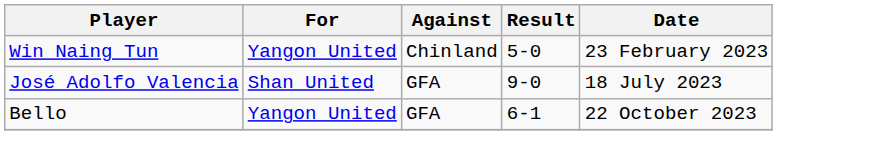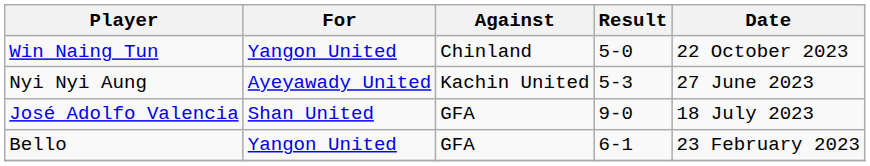(676, 51) 23 February 2023 -> (762, 51) 22 October 2023
+ row: (78, 83)
(671, 114) 22 October 2023 -> (768, 145) 23 February 2023
